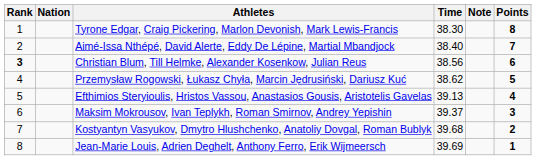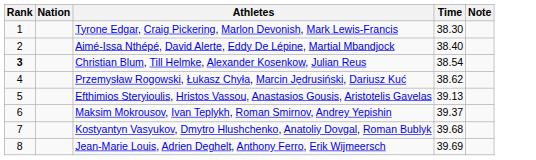- column: (512, 12)
(450, 63) 38.56 -> (450, 63) 38.54
